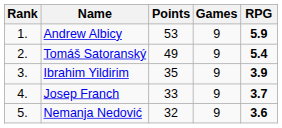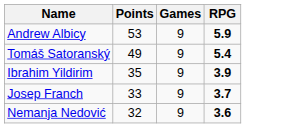- column: (23, 14)
